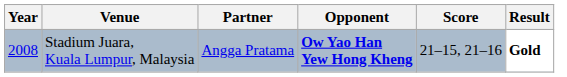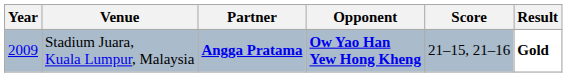(23, 50) 2008 -> (23, 50) 2009
(248, 50) normal -> (252, 50) bold
